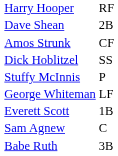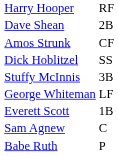(102, 77) P -> (106, 77) 3B
(106, 145) 3B -> (102, 145) P
